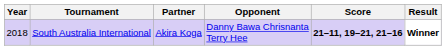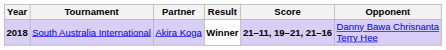columns swapped: (258, 12) <-> (423, 12)
(17, 33) normal -> (17, 33) bold
